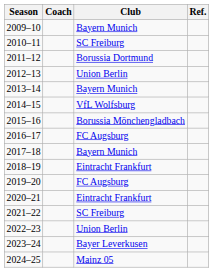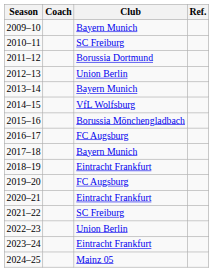(112, 244) Bayer Leverkusen -> (114, 244) Eintracht Frankfurt
